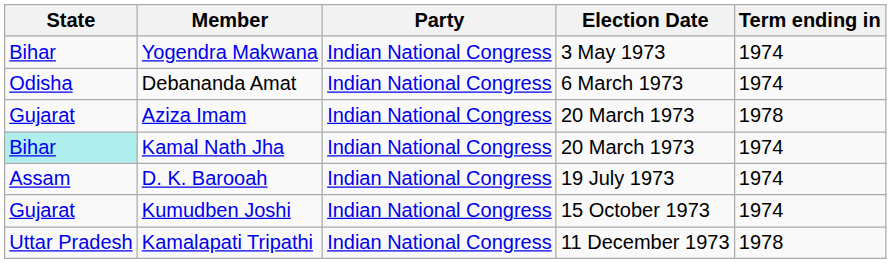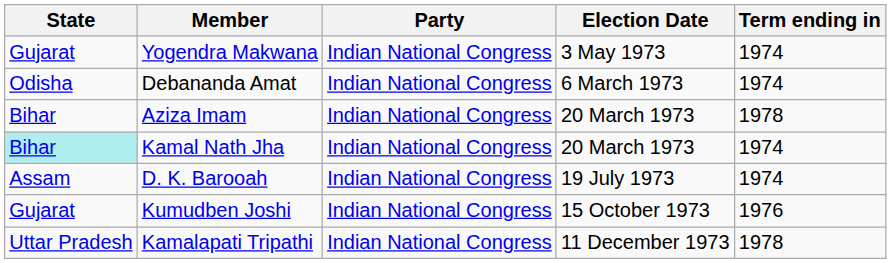(33, 52) Bihar -> (42, 52) Gujarat
(42, 115) Gujarat -> (33, 115) Bihar
(761, 210) 1974 -> (761, 210) 1976
